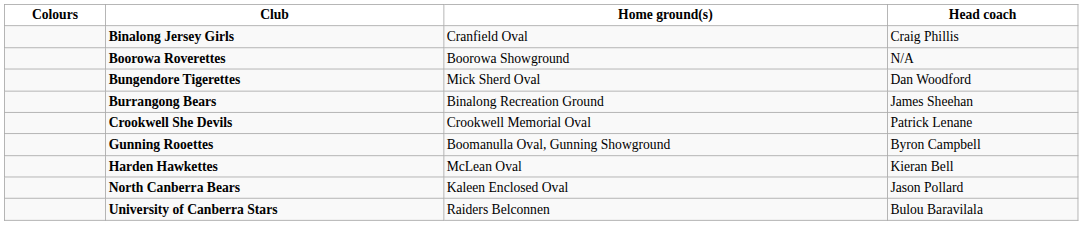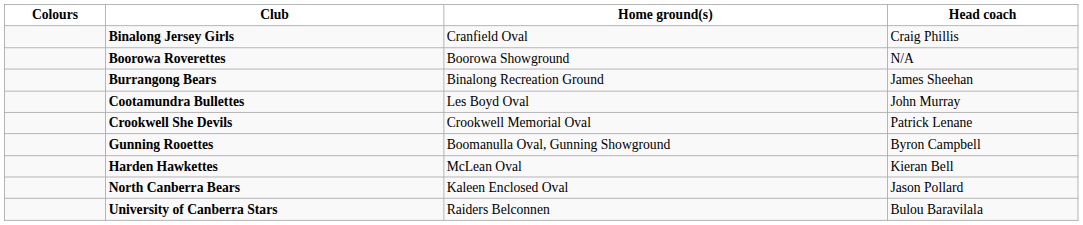- row: (174, 79)
+ row: (176, 101)
